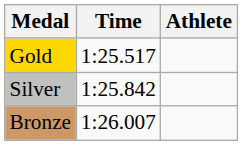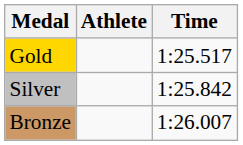columns swapped: (199, 21) <-> (118, 21)
